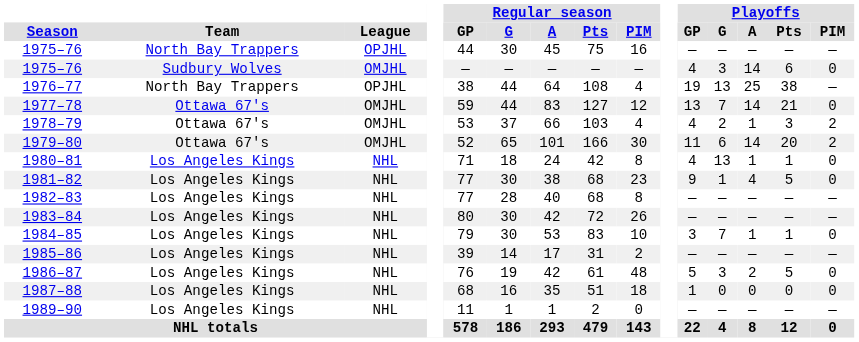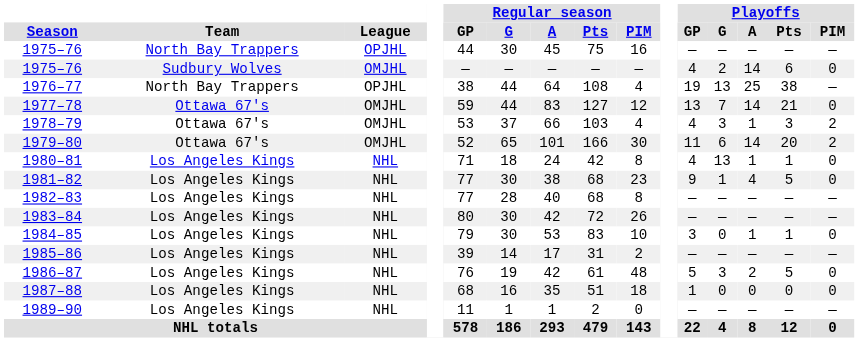(722, 69) 3 -> (722, 69) 2
(722, 124) 2 -> (722, 124) 3
(722, 236) 7 -> (722, 236) 0
